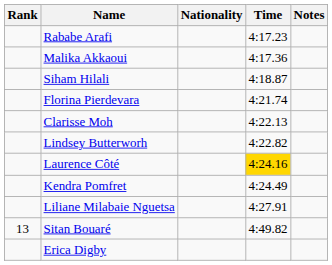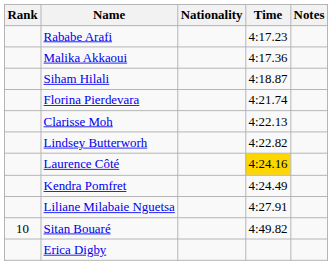(23, 228) 13 -> (23, 228) 10
